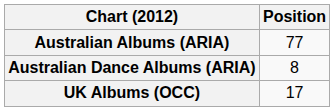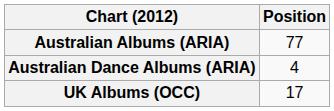(295, 67) 8 -> (295, 67) 4
